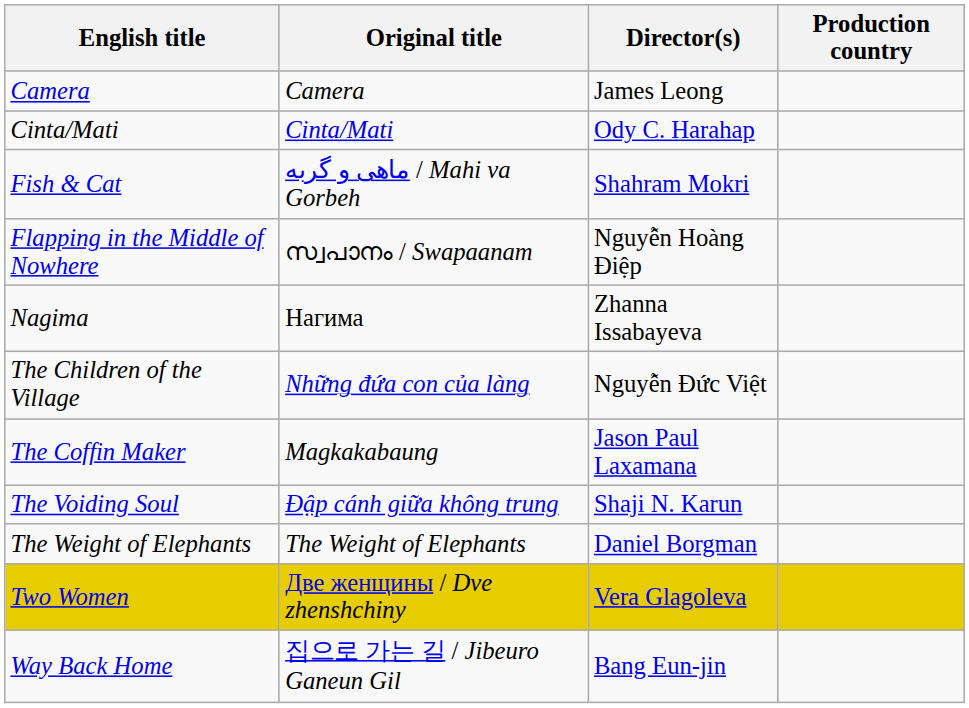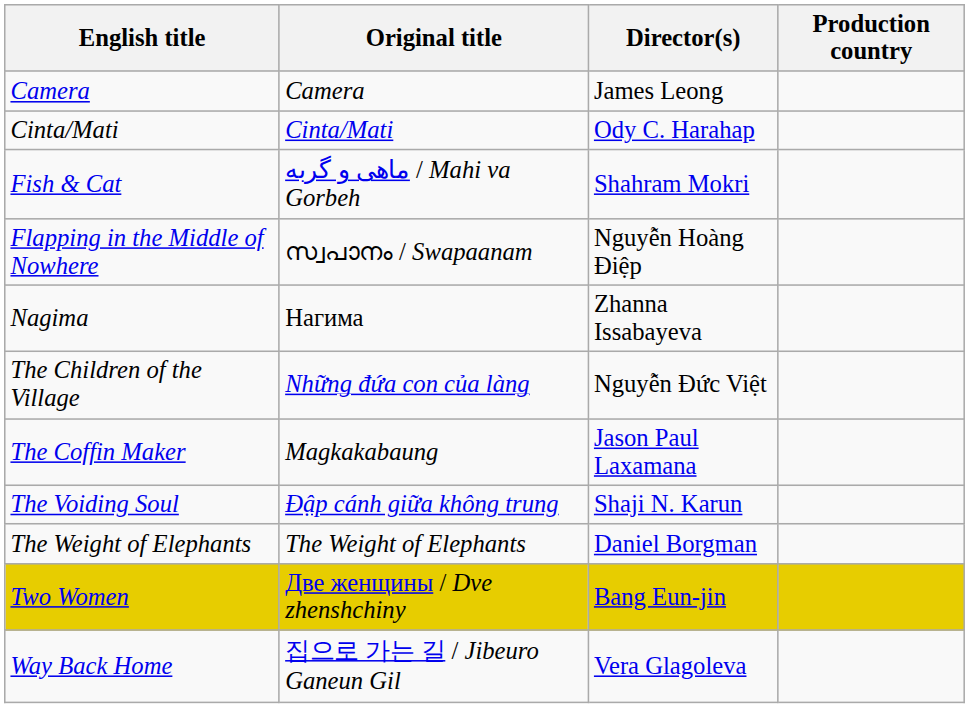(670, 596) Vera Glagoleva -> (660, 596) Bang Eun-jin
(660, 665) Bang Eun-jin -> (670, 665) Vera Glagoleva
